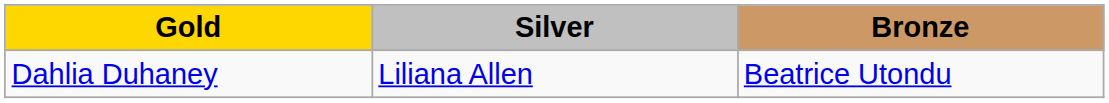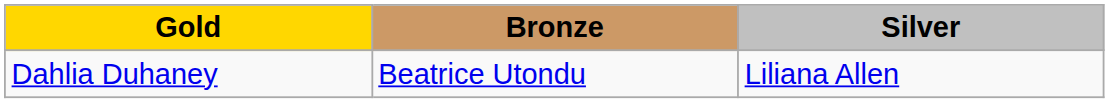columns swapped: (554, 27) <-> (920, 27)
